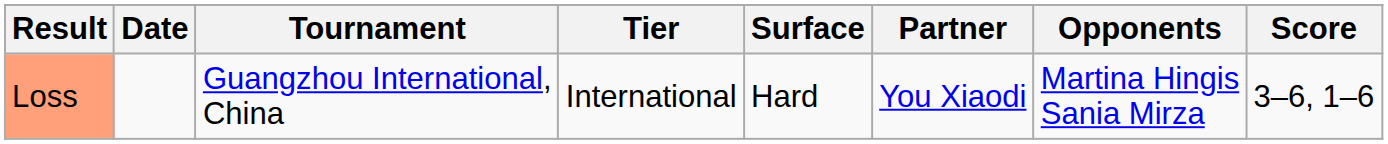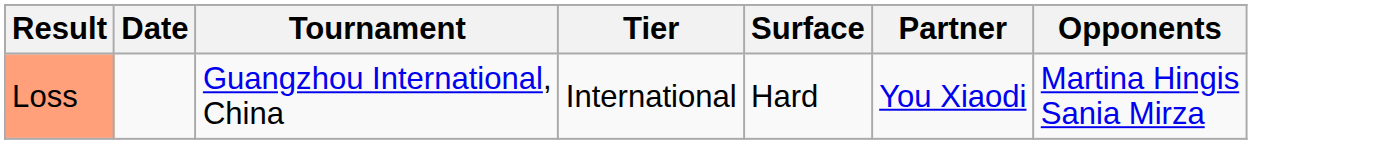- column: (1314, 29)
